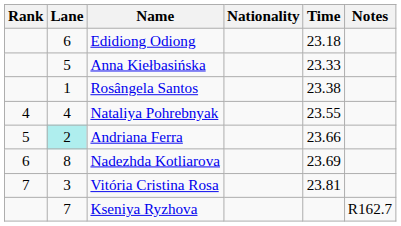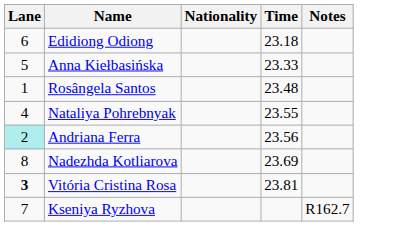- column: (26, 16)
(324, 88) 23.38 -> (281, 88) 23.48
(324, 137) 23.66 -> (281, 137) 23.56
(67, 185) normal -> (24, 185) bold
